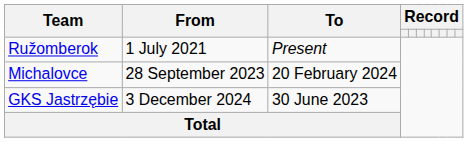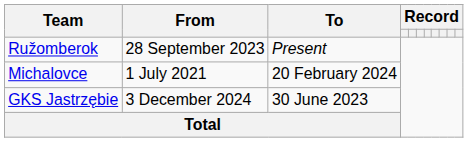(166, 49) 1 July 2021 -> (195, 49) 28 September 2023
(195, 74) 28 September 2023 -> (166, 74) 1 July 2021
